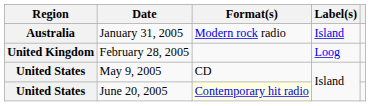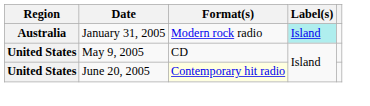(329, 33) no background -> (306, 33) paleturquoise background
- row: (144, 52)
